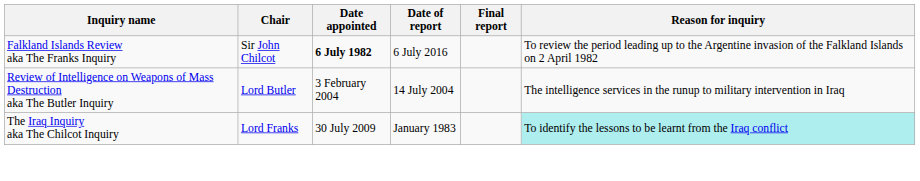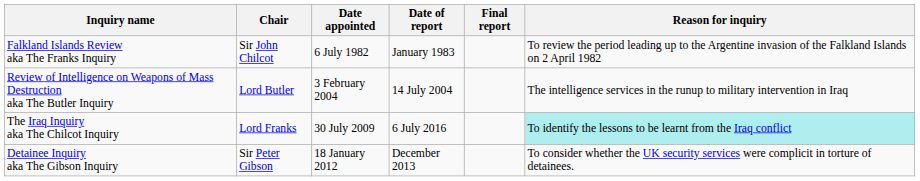(343, 51) bold -> (341, 51) normal
(420, 51) 6 July 2016 -> (423, 51) January 1983
(424, 128) January 1983 -> (419, 128) 6 July 2016
+ row: (63, 160)
